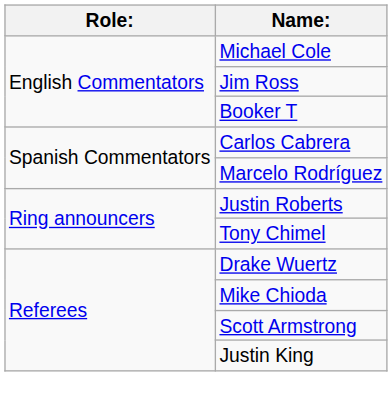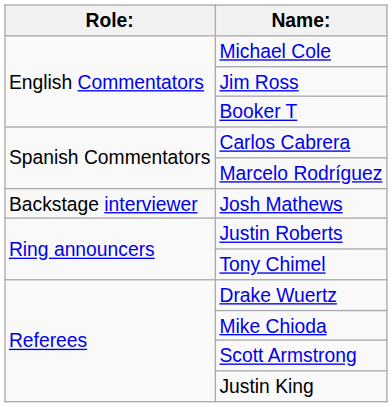+ row: (281, 203)
